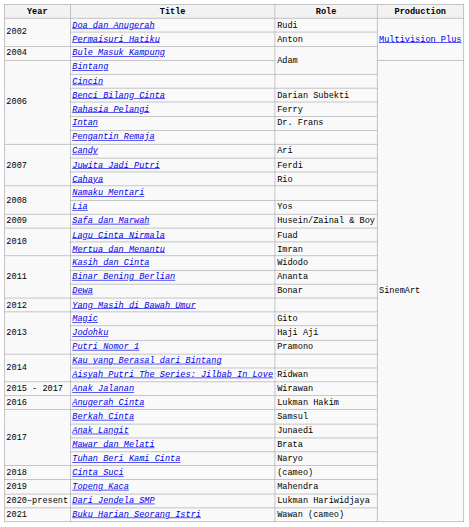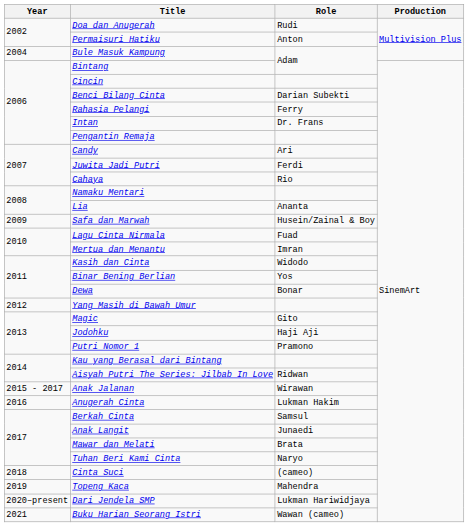(285, 207) Yos -> (293, 207) Ananta
(293, 277) Ananta -> (285, 277) Yos
